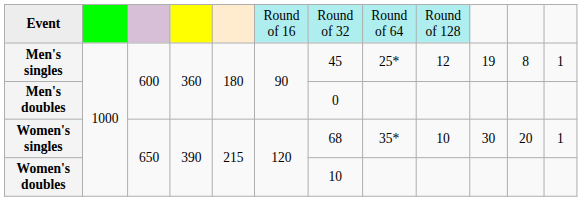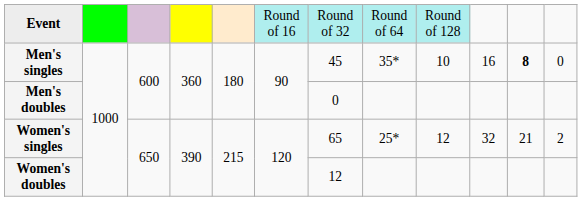(389, 62) 25* -> (389, 62) 35*
(443, 62) 12 -> (443, 62) 10
(489, 62) 19 -> (489, 62) 16
(526, 62) normal -> (526, 62) bold
(560, 62) 1 -> (560, 62) 0
(335, 138) 68 -> (335, 138) 65
(389, 138) 35* -> (389, 138) 25*
(443, 138) 10 -> (443, 138) 12
(489, 138) 30 -> (489, 138) 32
(526, 138) 20 -> (526, 138) 21
(560, 138) 1 -> (560, 138) 2
(335, 177) 10 -> (335, 177) 12
